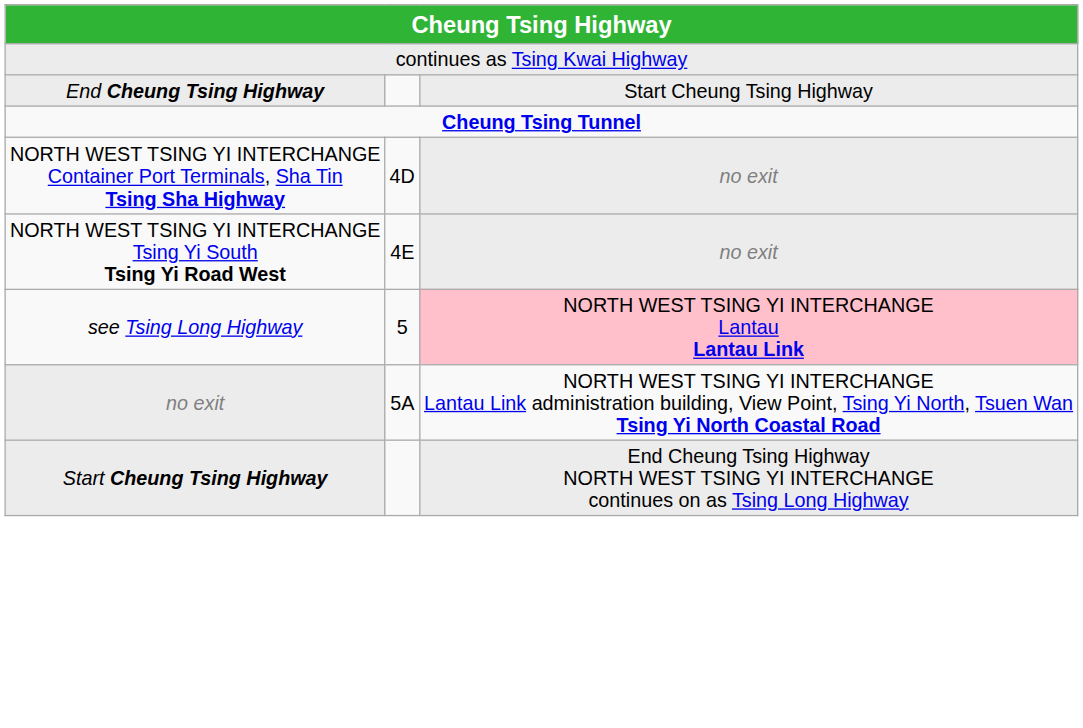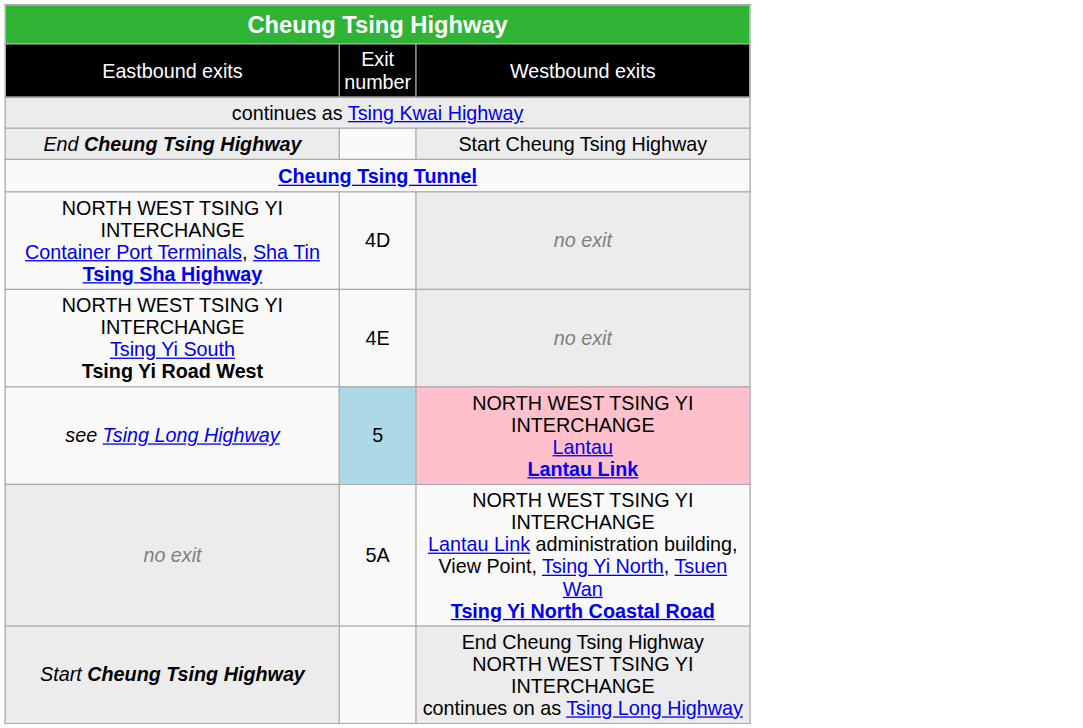+ row: (172, 71)
(402, 327) no background -> (378, 435) lightblue background
